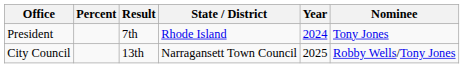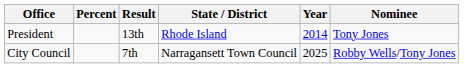(139, 34) 7th -> (139, 34) 13th
(315, 33) 2024 -> (315, 33) 2014
(139, 53) 13th -> (139, 53) 7th
